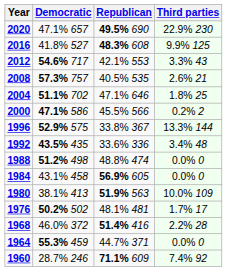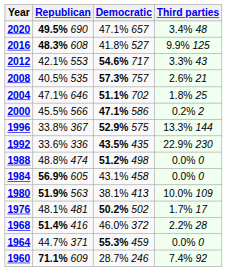columns swapped: (124, 13) <-> (63, 13)
(188, 29) 22.9% 230 -> (188, 29) 3.4% 48
(188, 144) 3.4% 48 -> (188, 144) 22.9% 230
